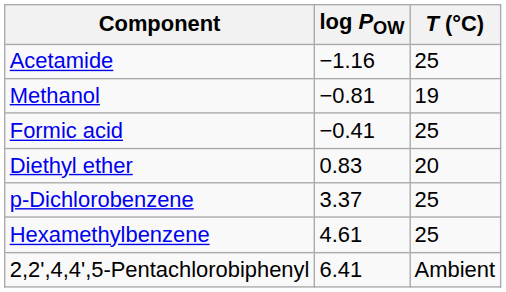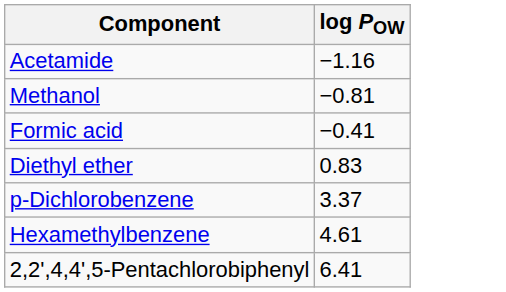- column: (455, 24)
